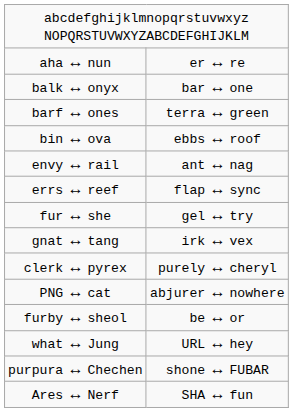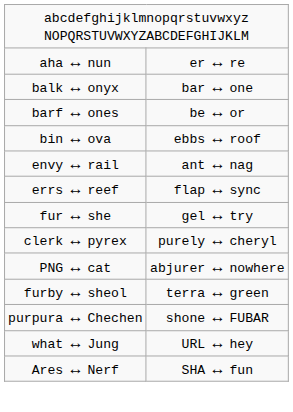(217, 112) terra ↔ green -> (217, 112) be ↔ or
- row: (75, 241)
(217, 317) be ↔ or -> (217, 292) terra ↔ green
rows swapped: (75, 343) <-> (75, 369)
